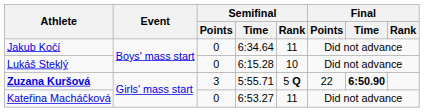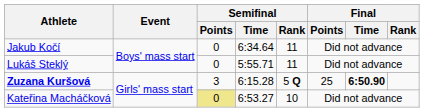(256, 64) 6:15.28 -> (256, 64) 5:55.71
(292, 64) 10 -> (292, 64) 11
(256, 82) 5:55.71 -> (256, 82) 6:15.28
(327, 82) 22 -> (327, 82) 25
(216, 99) no background -> (216, 99) khaki background
(292, 99) 11 -> (292, 99) 10
